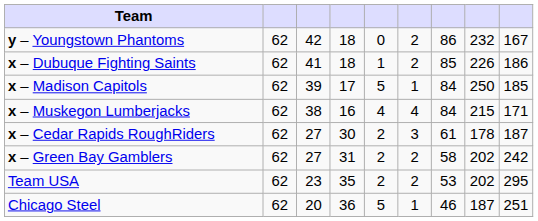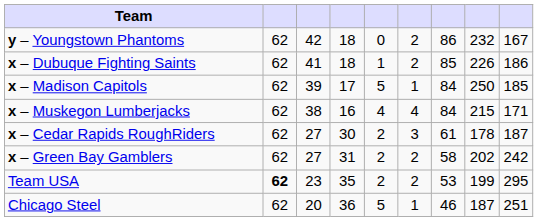(280, 181) normal -> (280, 181) bold
(482, 181) 202 -> (482, 181) 199
